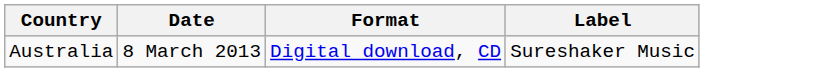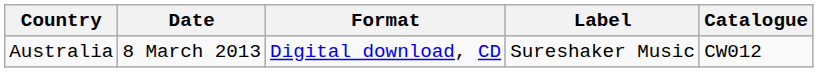+ column: (756, 20)
